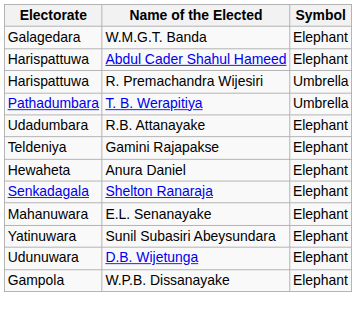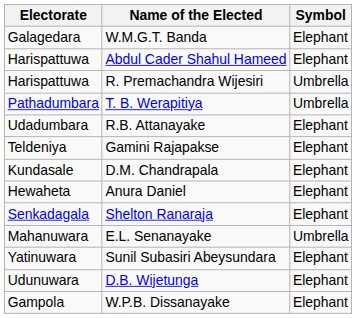+ row: (162, 170)
(320, 214) Elephant -> (321, 236) Umbrella
